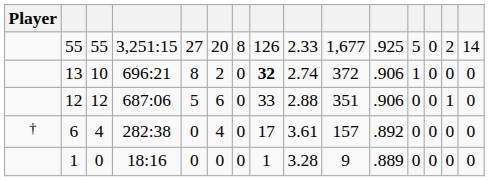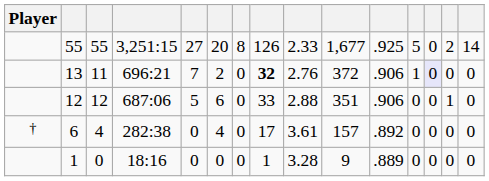(99, 73) 10 -> (99, 73) 11
(194, 73) 8 -> (194, 73) 7
(303, 73) 2.74 -> (303, 73) 2.76
(433, 73) no background -> (433, 73) lavender background
